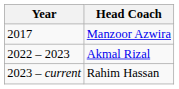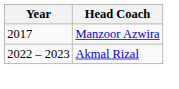- row: (123, 73)
